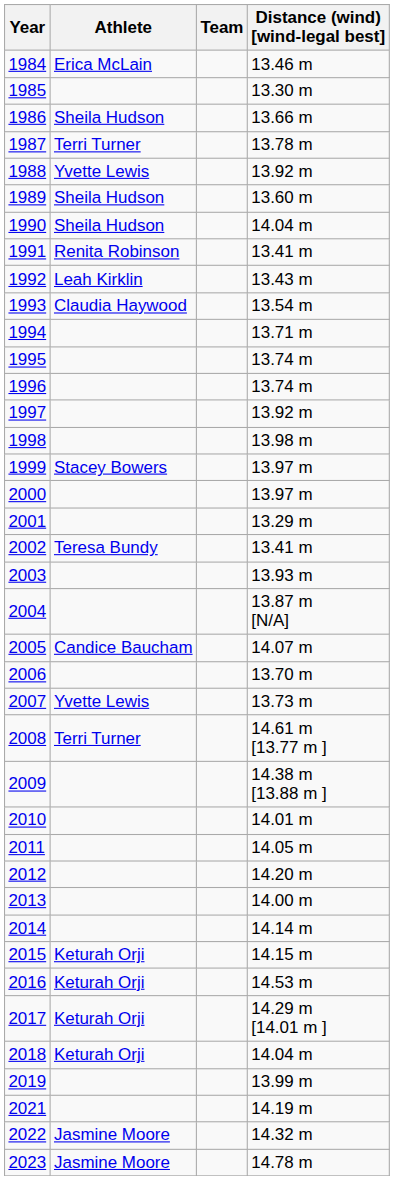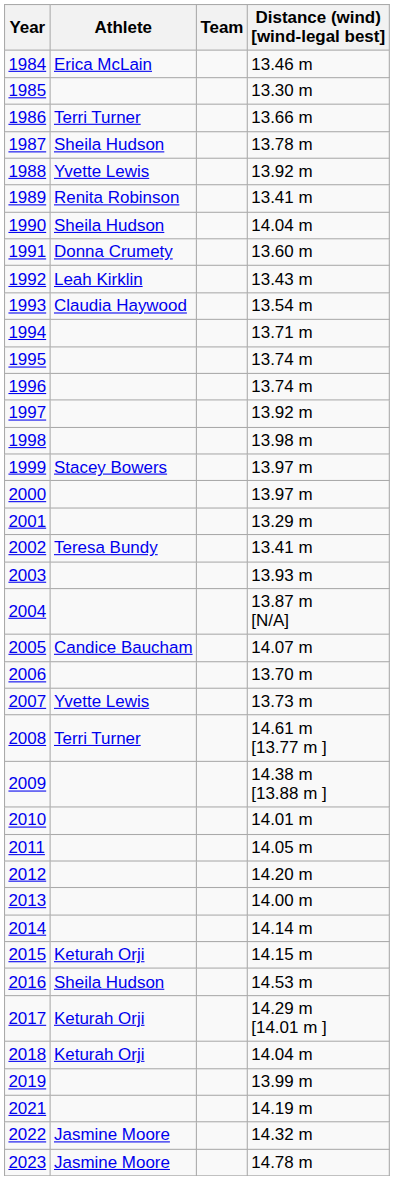(109, 117) Sheila Hudson -> (97, 117) Terri Turner
(97, 144) Terri Turner -> (109, 144) Sheila Hudson
(109, 198) Sheila Hudson -> (117, 198) Renita Robinson
(282, 198) 13.60 m -> (282, 198) 13.41 m
(117, 252) Renita Robinson -> (113, 252) Donna Crumety
(282, 252) 13.41 m -> (282, 252) 13.60 m
(99, 981) Keturah Orji -> (109, 981) Sheila Hudson
